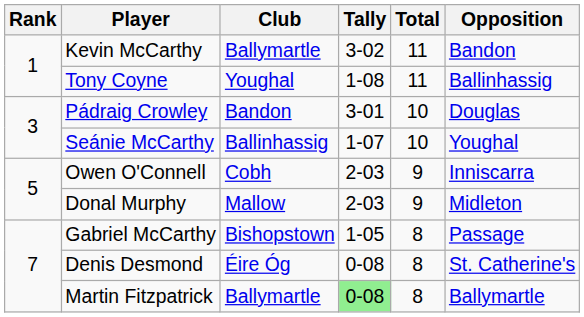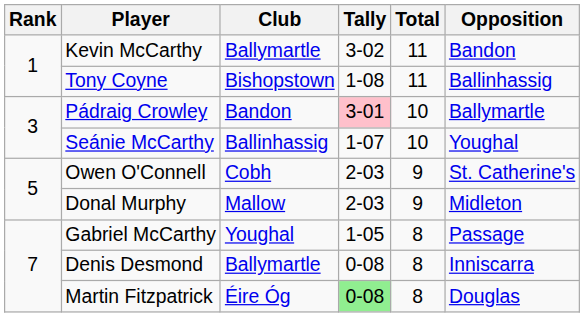(260, 81) Youghal -> (280, 81) Bishopstown
(365, 111) no background -> (365, 111) pink background
(484, 111) Douglas -> (497, 111) Ballymartle
(491, 173) Inniscarra -> (512, 173) St. Catherine's
(280, 234) Bishopstown -> (260, 234) Youghal
(258, 265) Éire Óg -> (273, 265) Ballymartle
(512, 265) St. Catherine's -> (491, 265) Inniscarra
(273, 296) Ballymartle -> (258, 296) Éire Óg
(497, 296) Ballymartle -> (484, 296) Douglas
